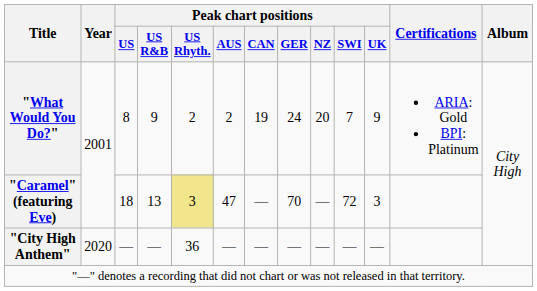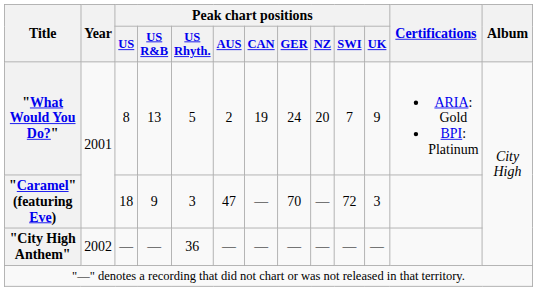(154, 118) 9 -> (154, 118) 13
(192, 118) 2 -> (192, 118) 5
(154, 201) 13 -> (154, 201) 9
(192, 201) khaki background -> (192, 201) no background
(98, 246) 2020 -> (98, 246) 2002
